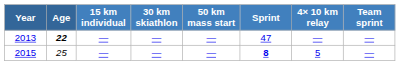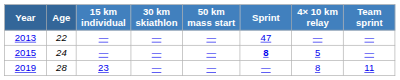(61, 38) bold -> (61, 38) normal
(61, 53) 25 -> (61, 53) 24
+ row: (25, 68)
